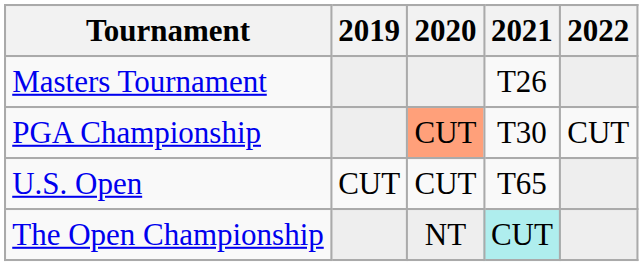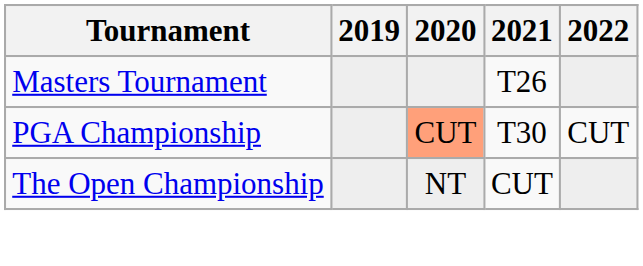- row: (77, 183)
(522, 234) paleturquoise background -> (522, 183) no background
